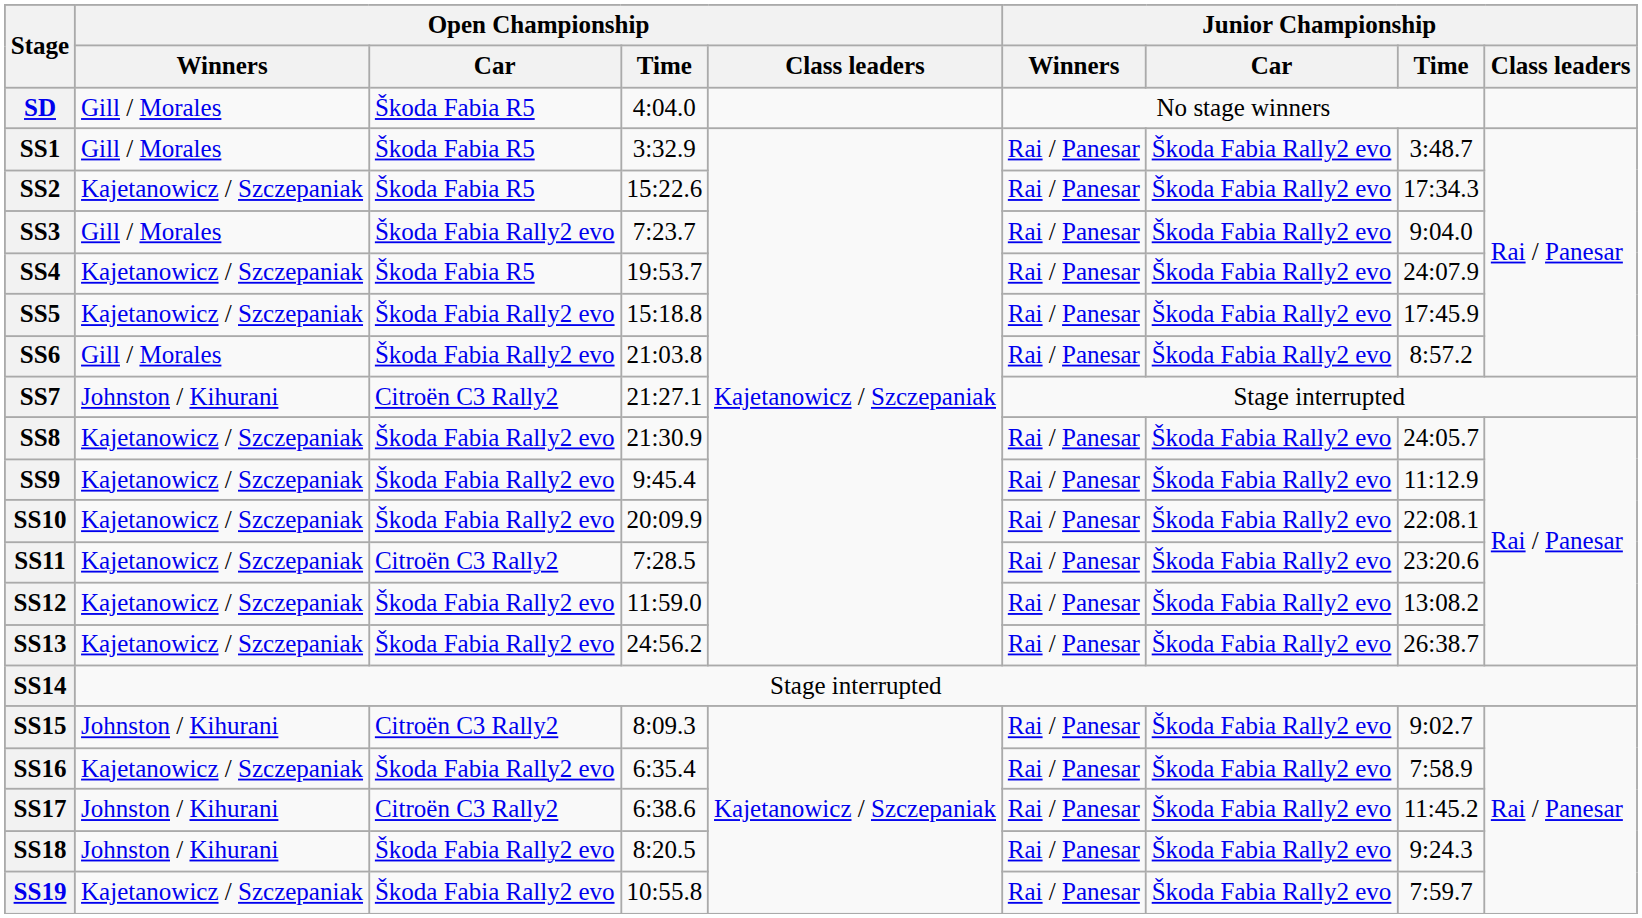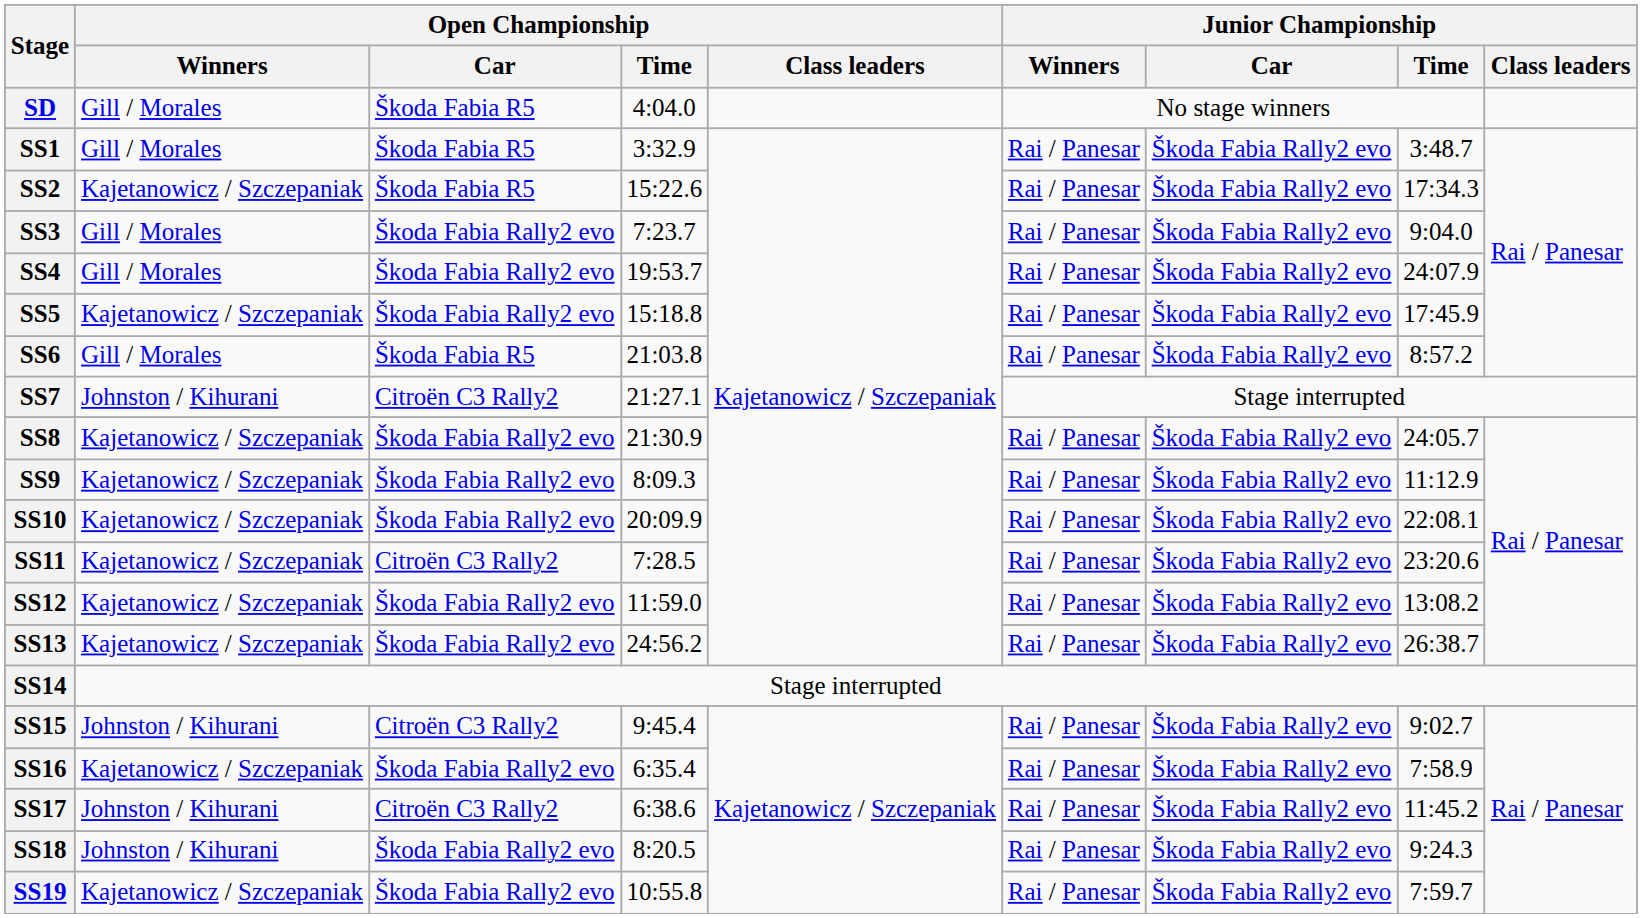(222, 272) Kajetanowicz / Szczepaniak -> (151, 272) Gill / Morales
(455, 272) Škoda Fabia R5 -> (495, 272) Škoda Fabia Rally2 evo
(495, 355) Škoda Fabia Rally2 evo -> (455, 355) Škoda Fabia R5
(664, 478) 9:45.4 -> (664, 478) 8:09.3
(664, 726) 8:09.3 -> (664, 726) 9:45.4
